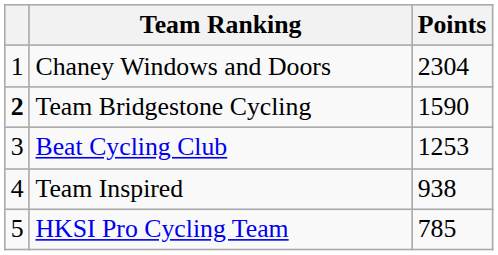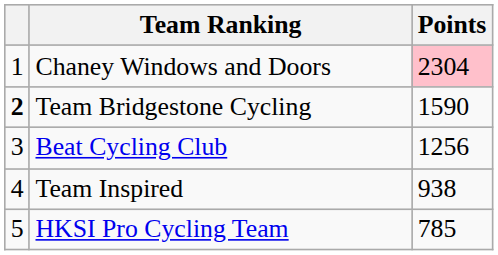(443, 65) no background -> (443, 65) pink background
(443, 147) 1253 -> (443, 147) 1256
